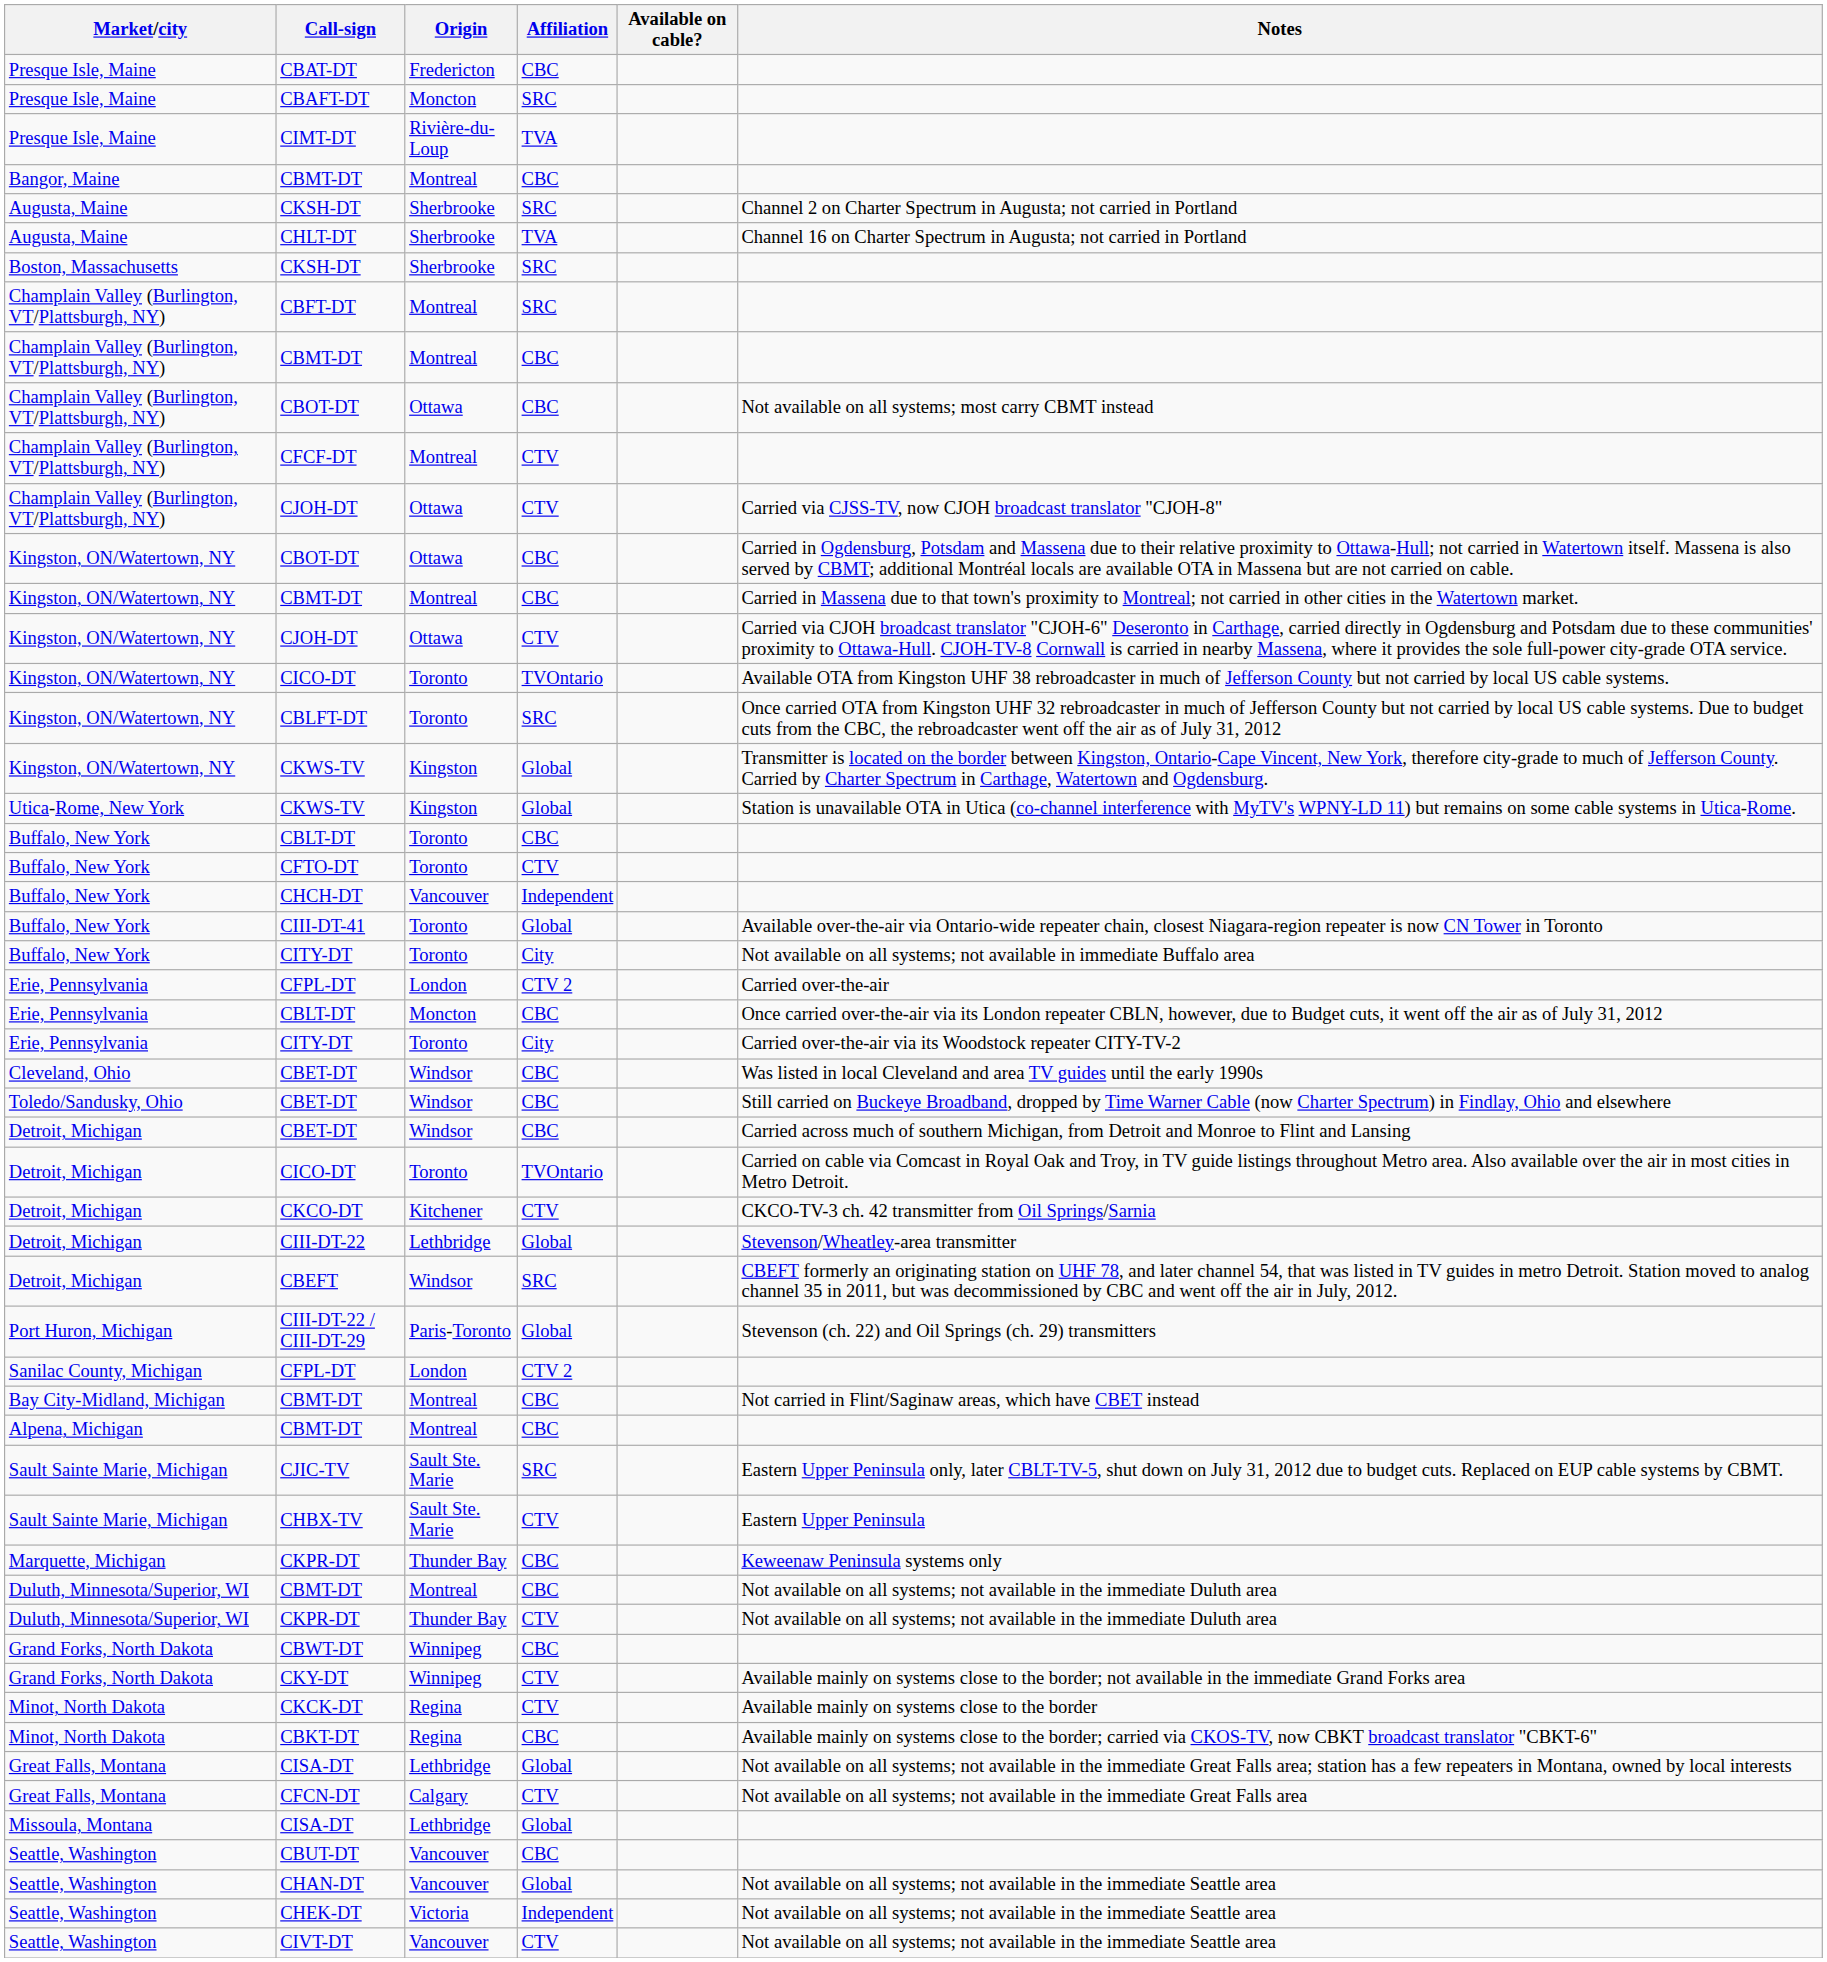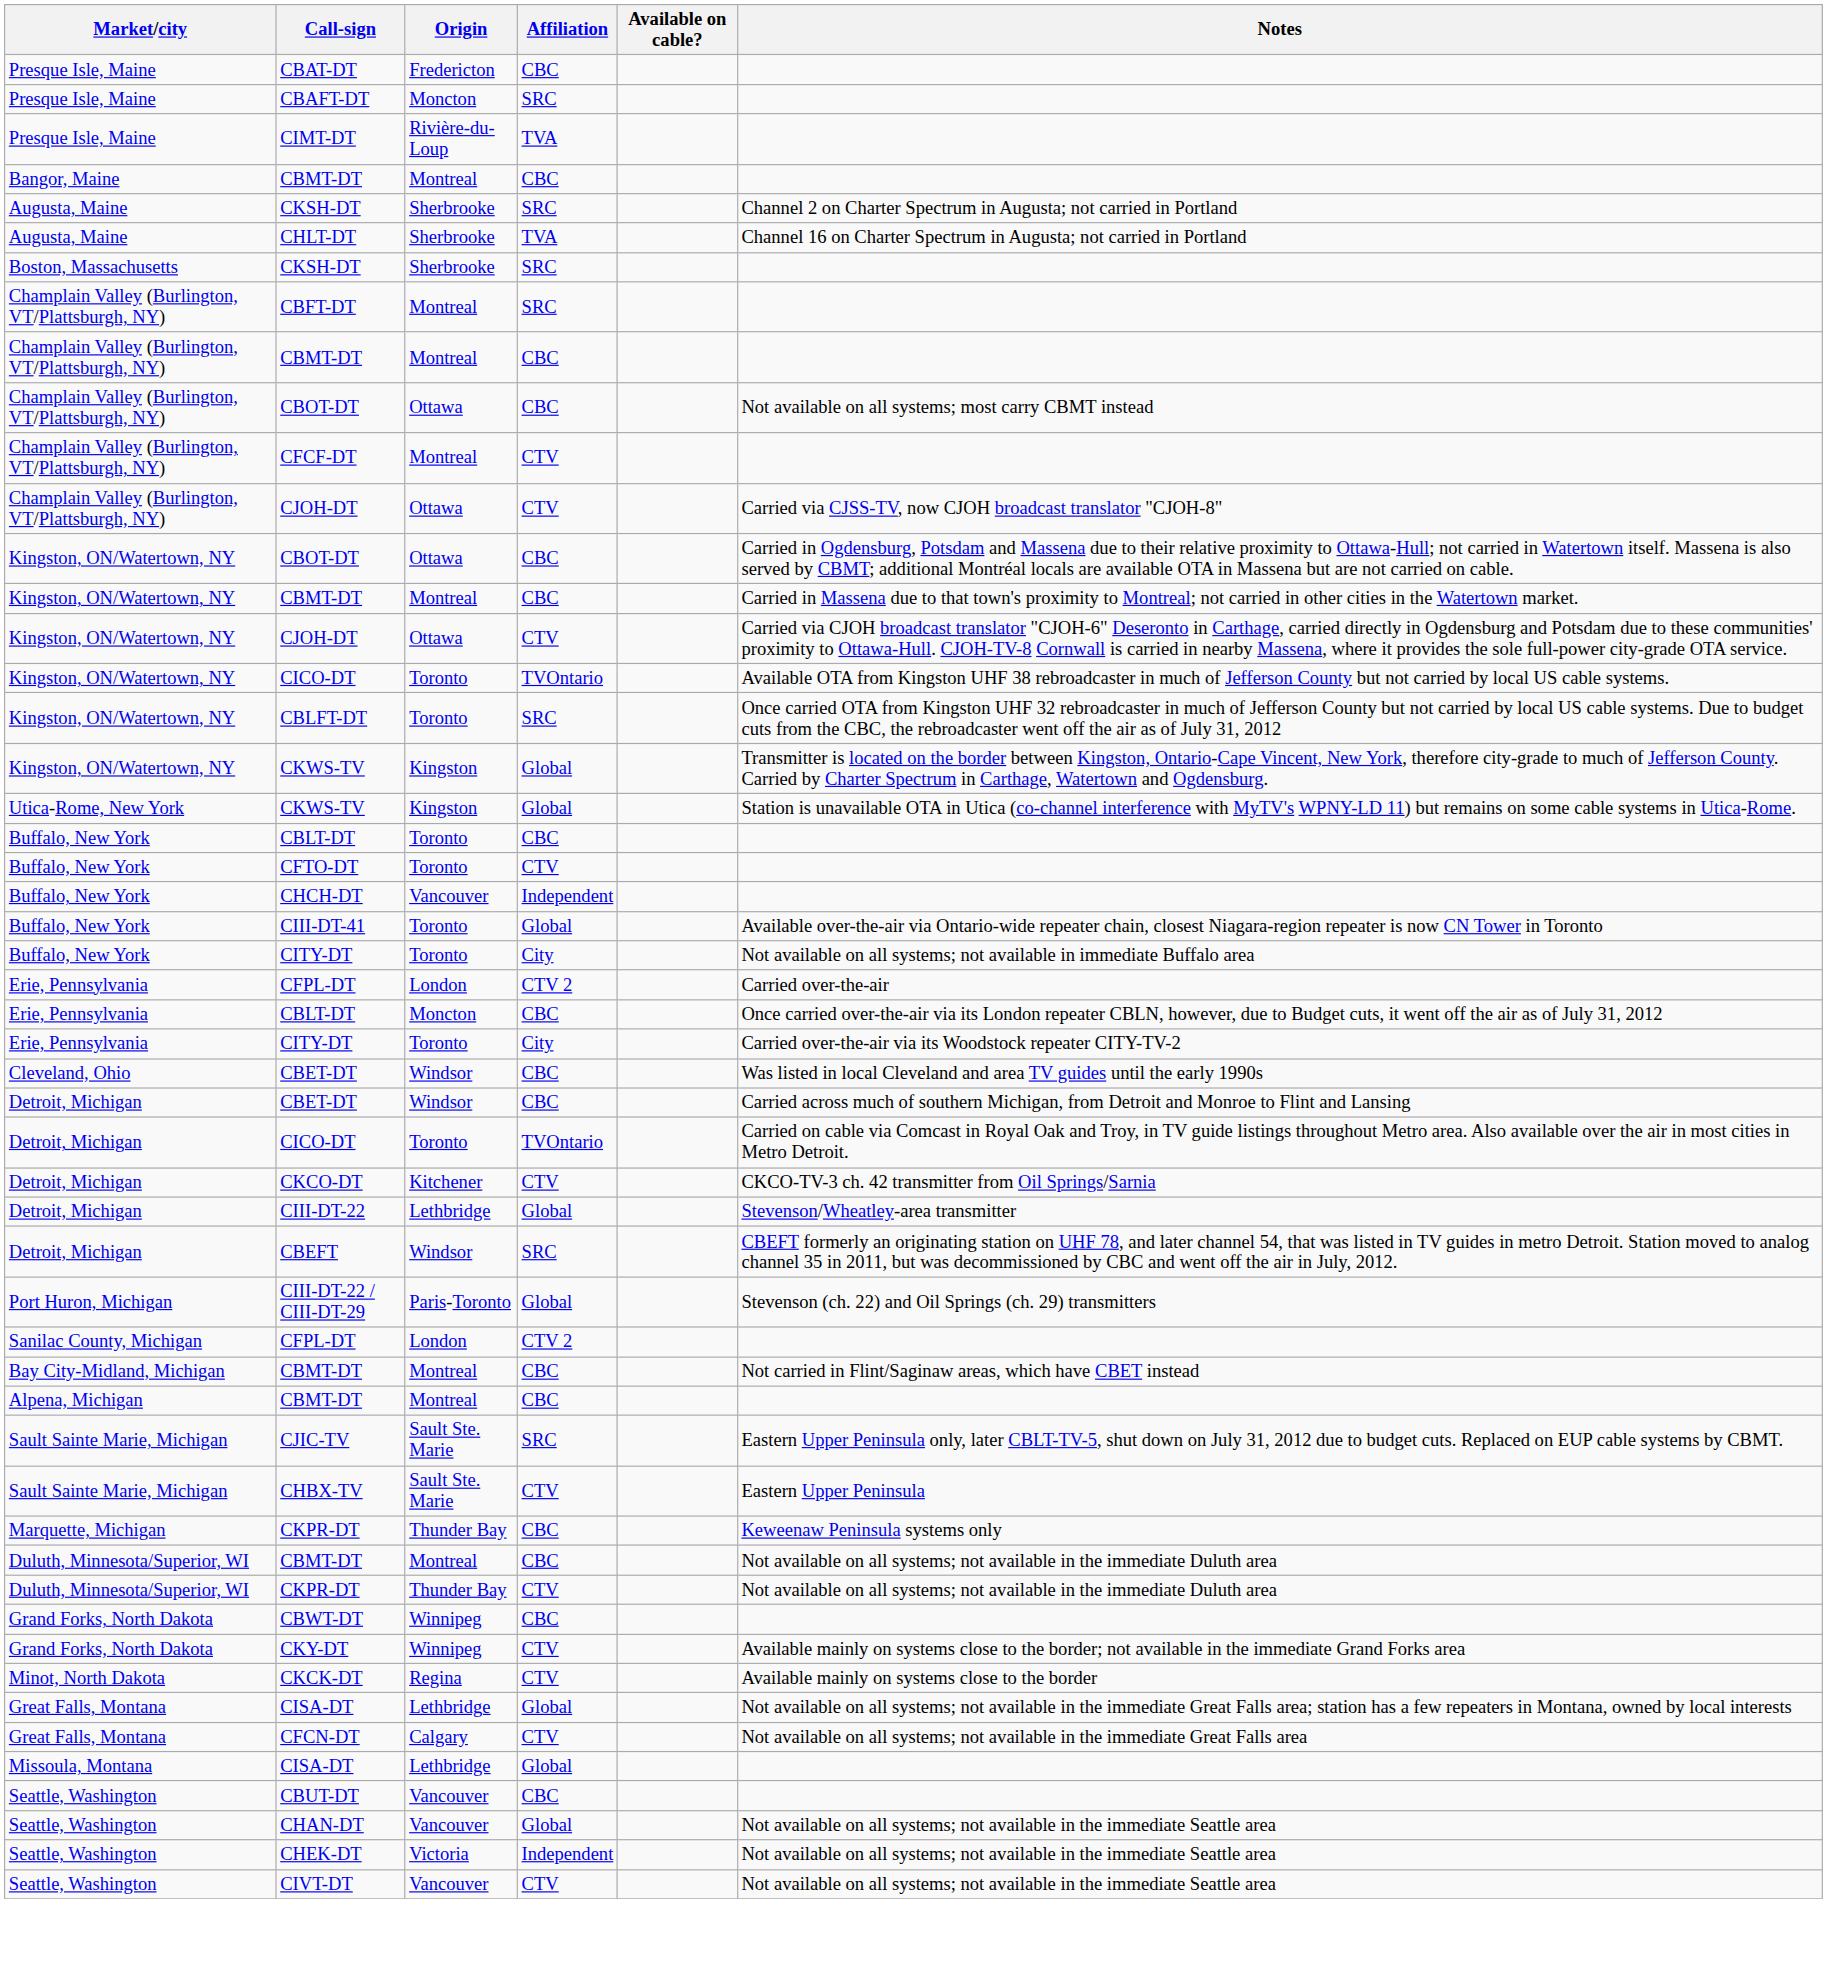- row: (96, 1102)
- row: (87, 1736)
